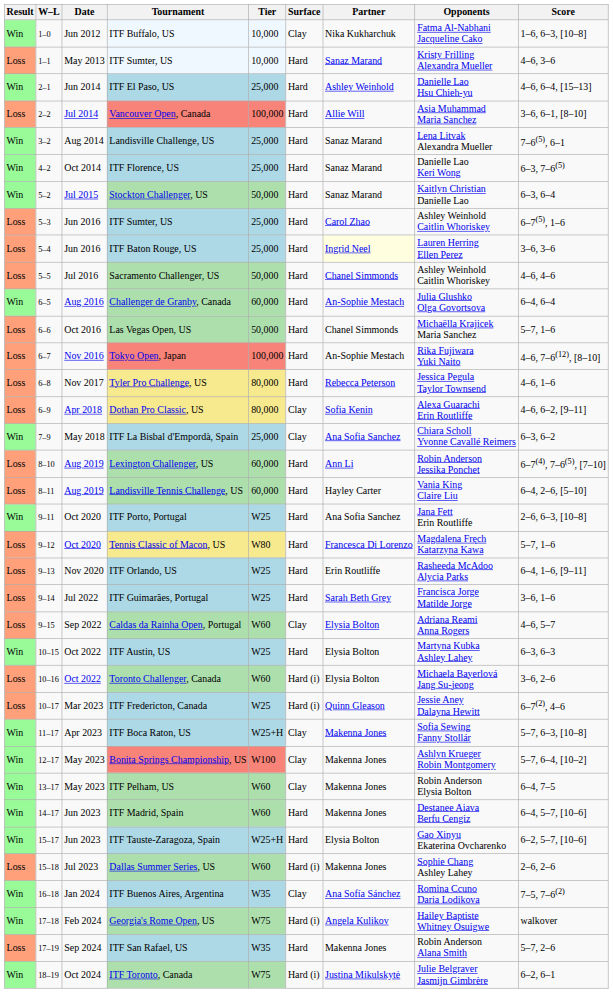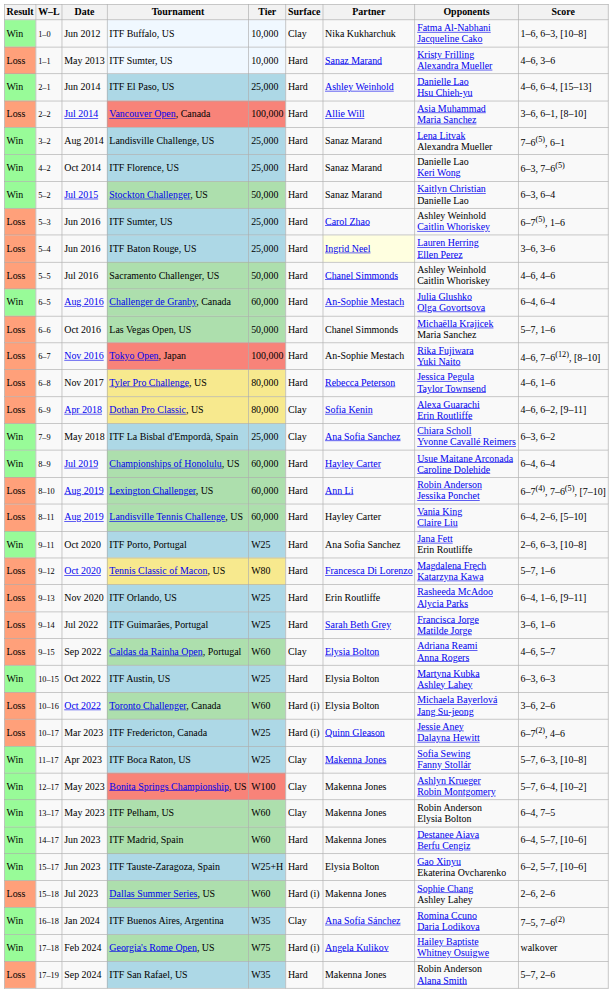+ row: (44, 464)
(267, 732) W25+H -> (261, 759) W25
- row: (49, 975)
